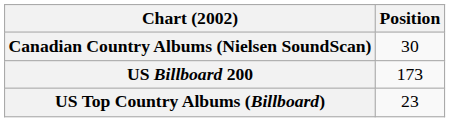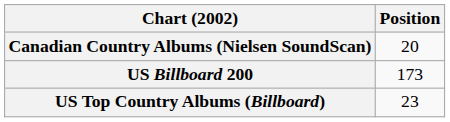(410, 46) 30 -> (410, 46) 20
